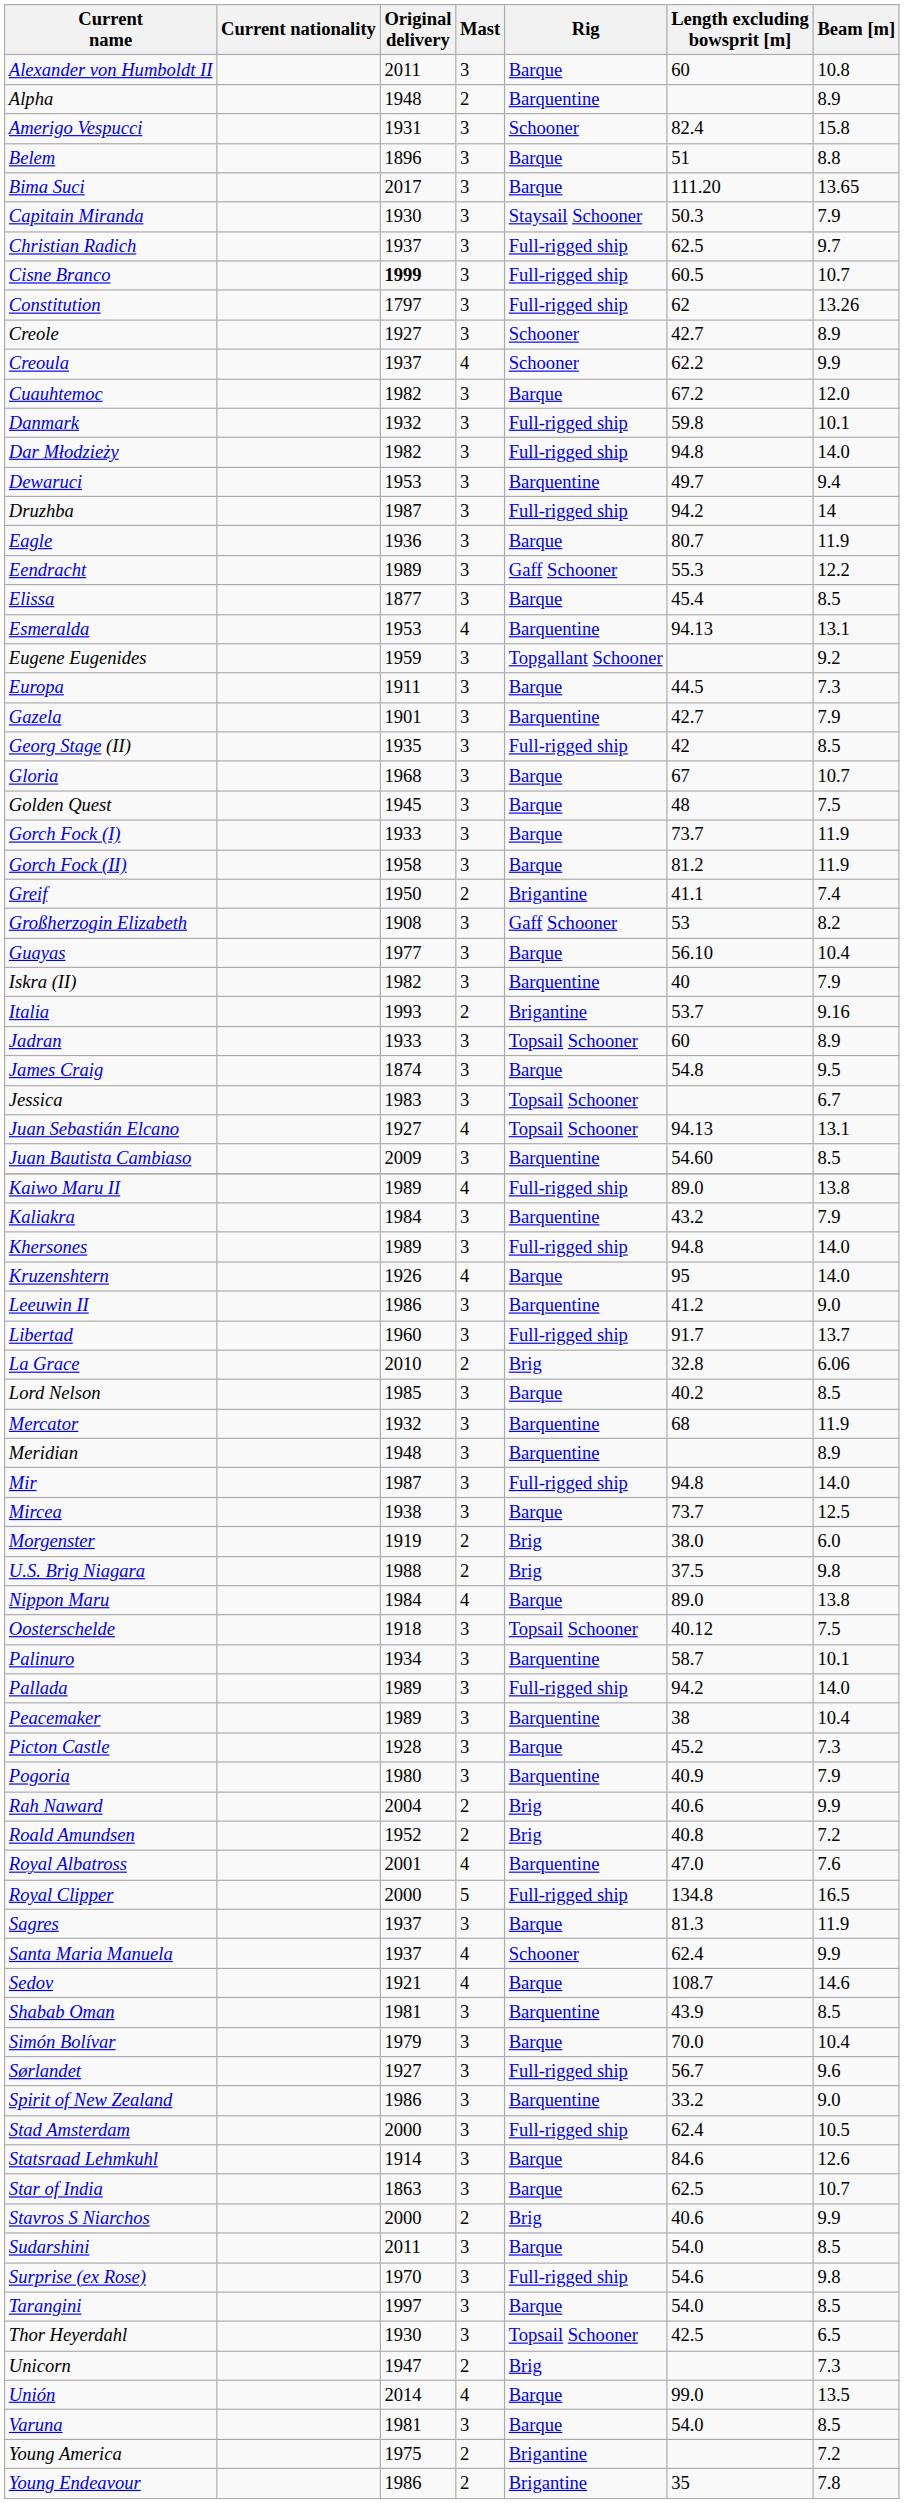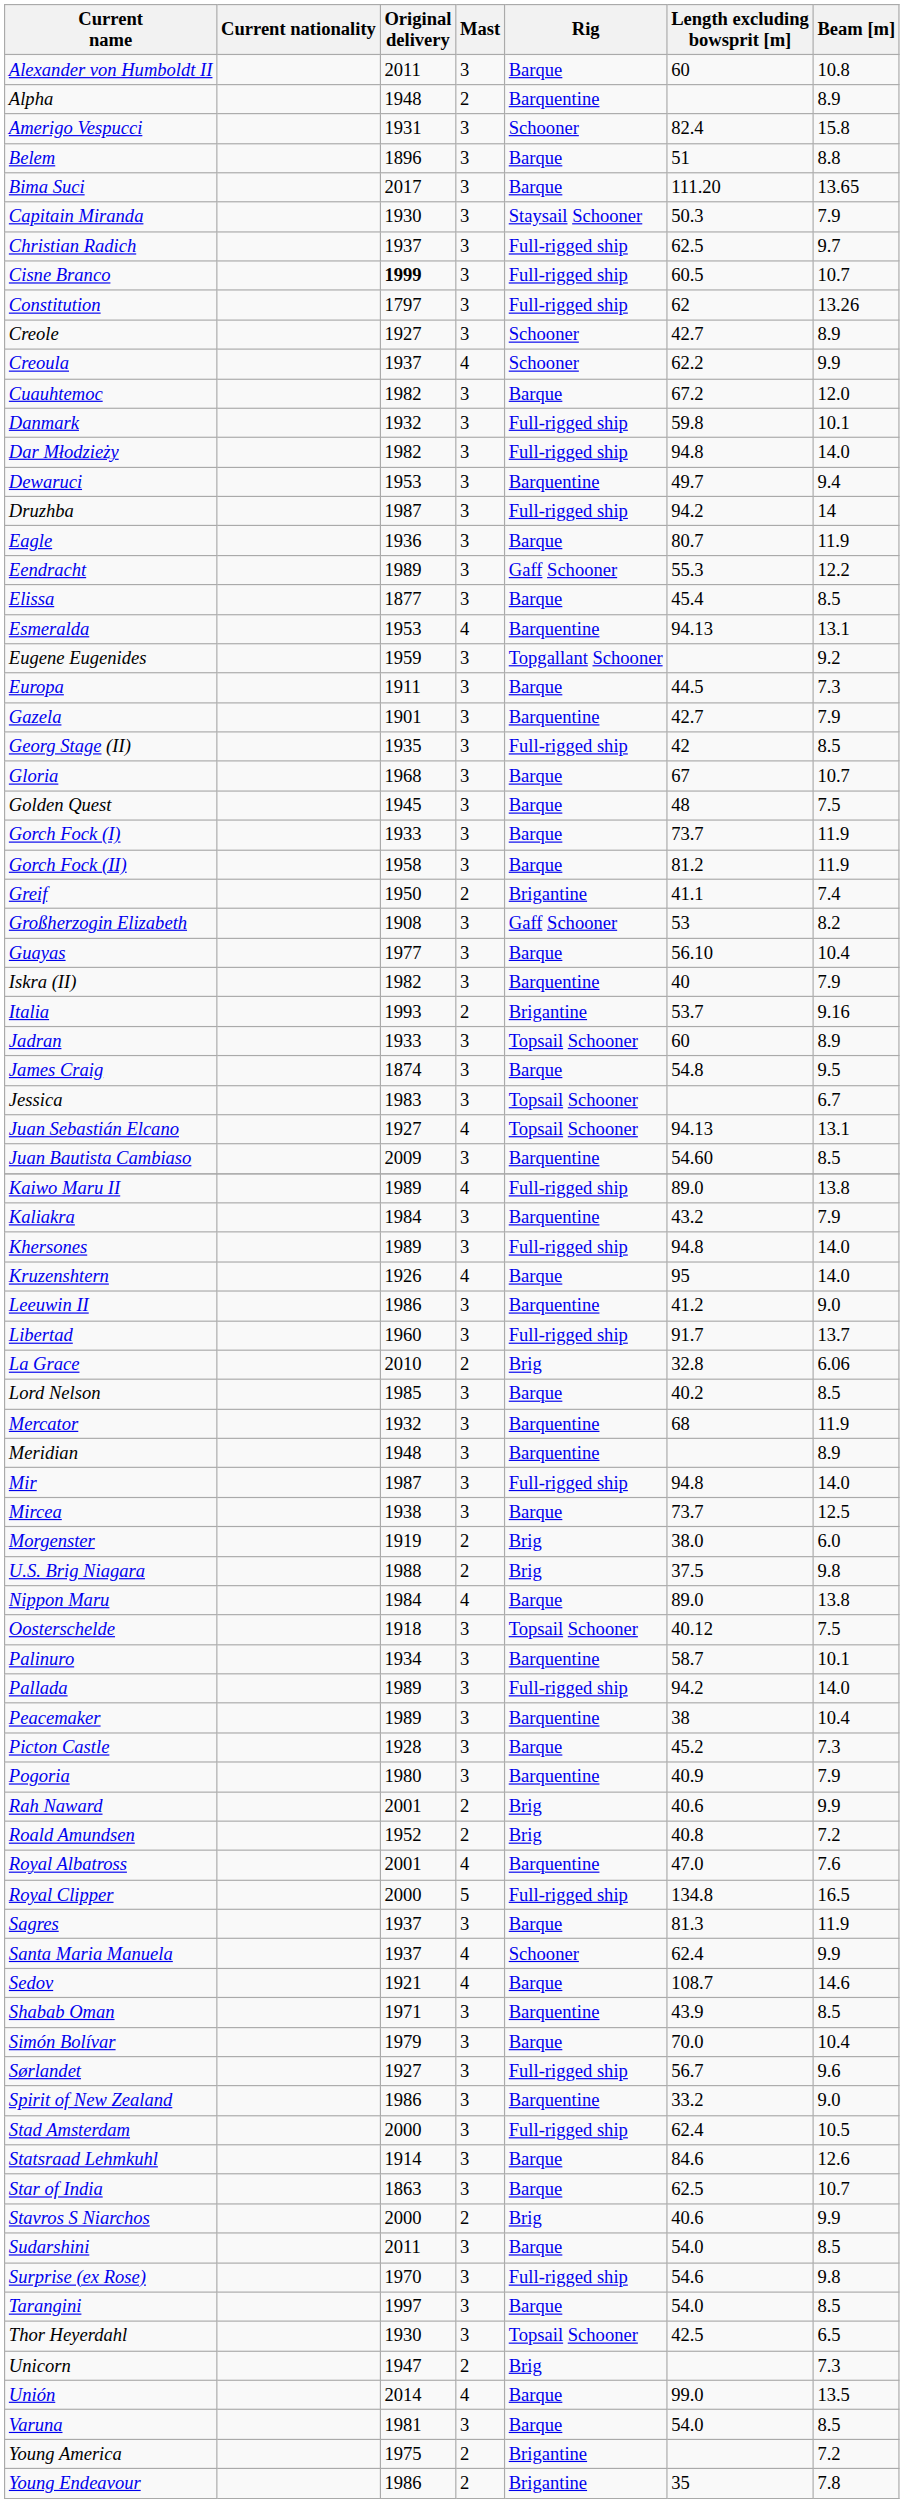(403, 1806) 2004 -> (403, 1806) 2001
(403, 2012) 1981 -> (403, 2012) 1971
